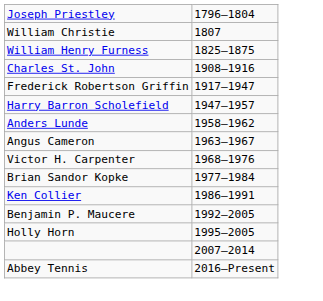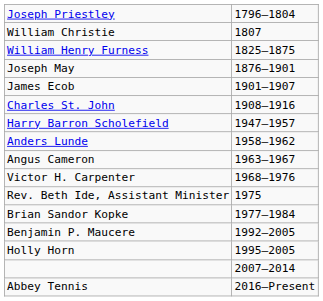+ row: (41, 68)
+ row: (41, 86)
- row: (98, 86)
+ row: (118, 196)
- row: (44, 196)
